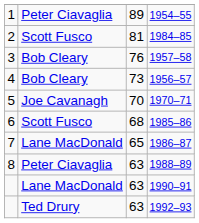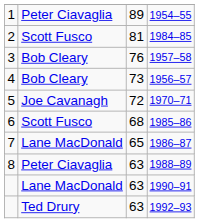(136, 100) 70 -> (136, 100) 72
